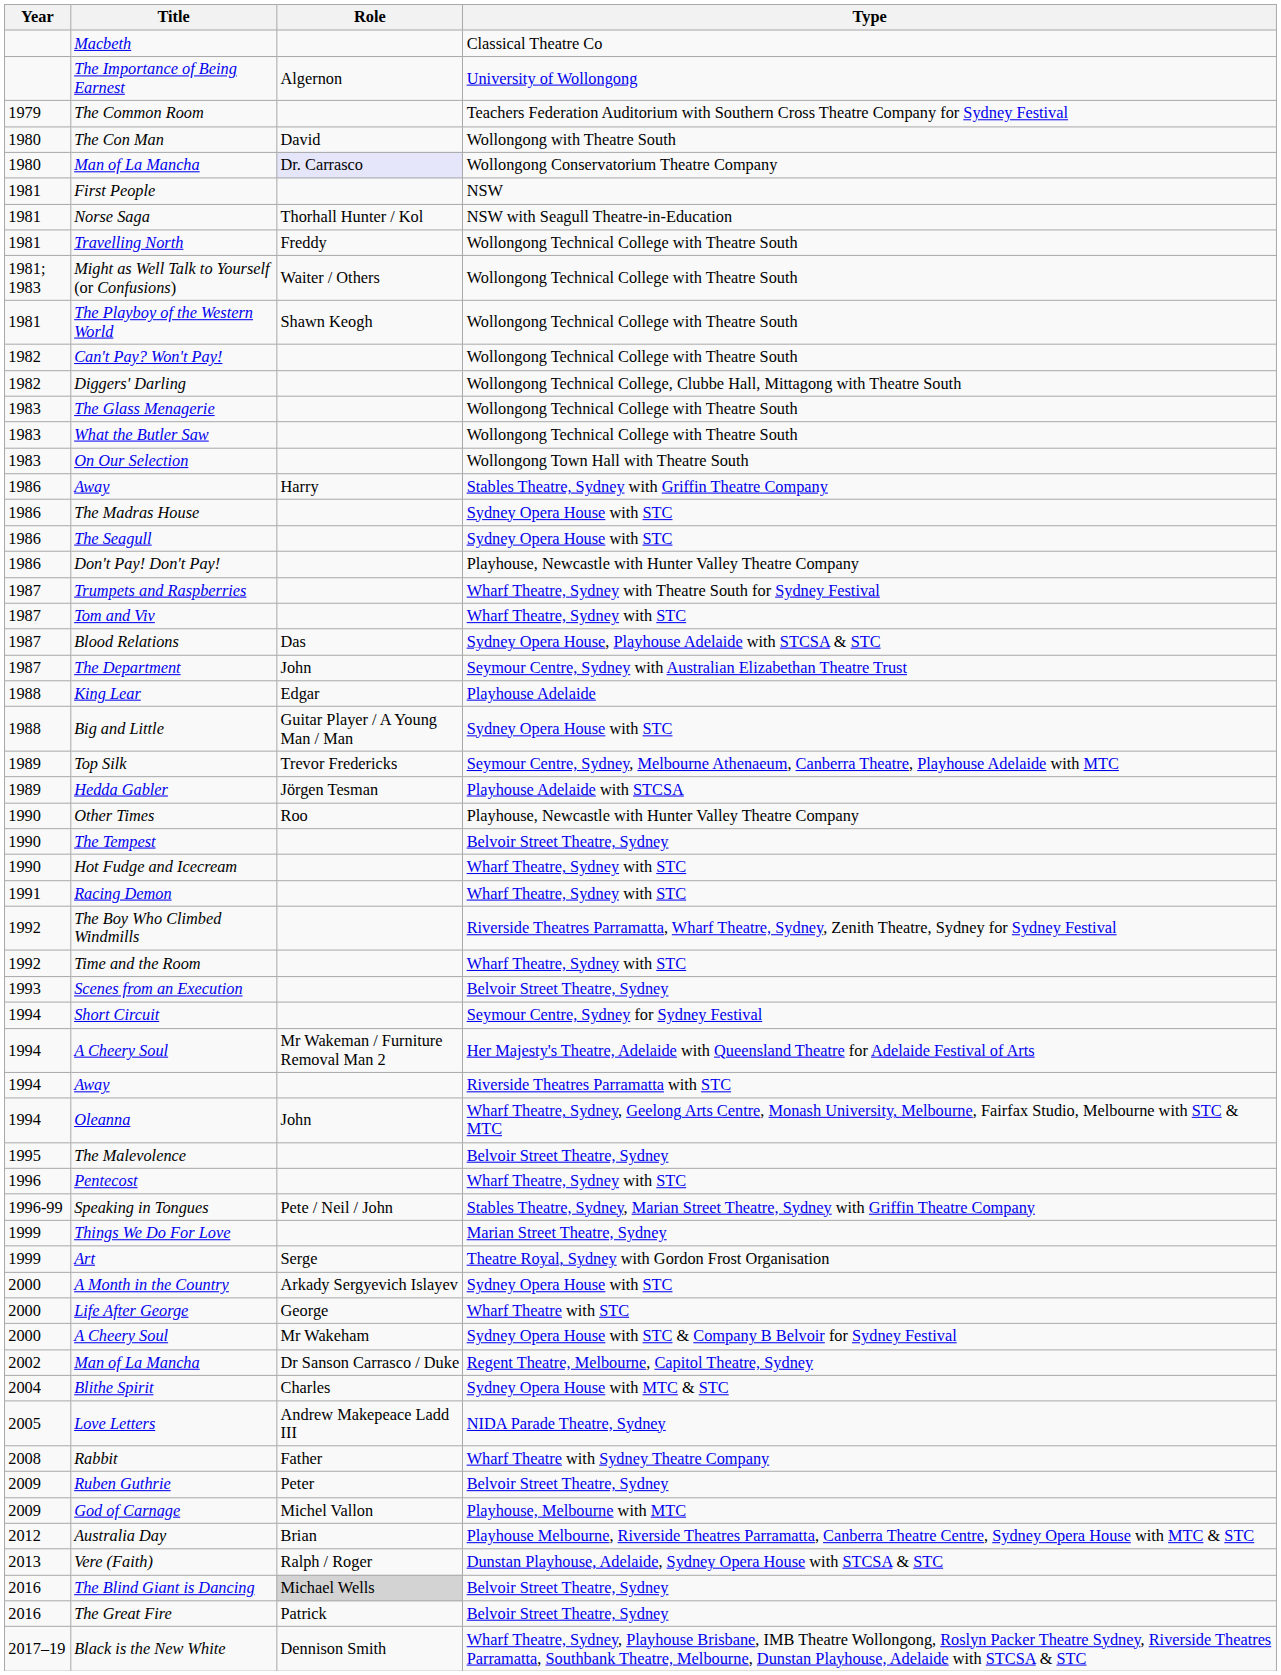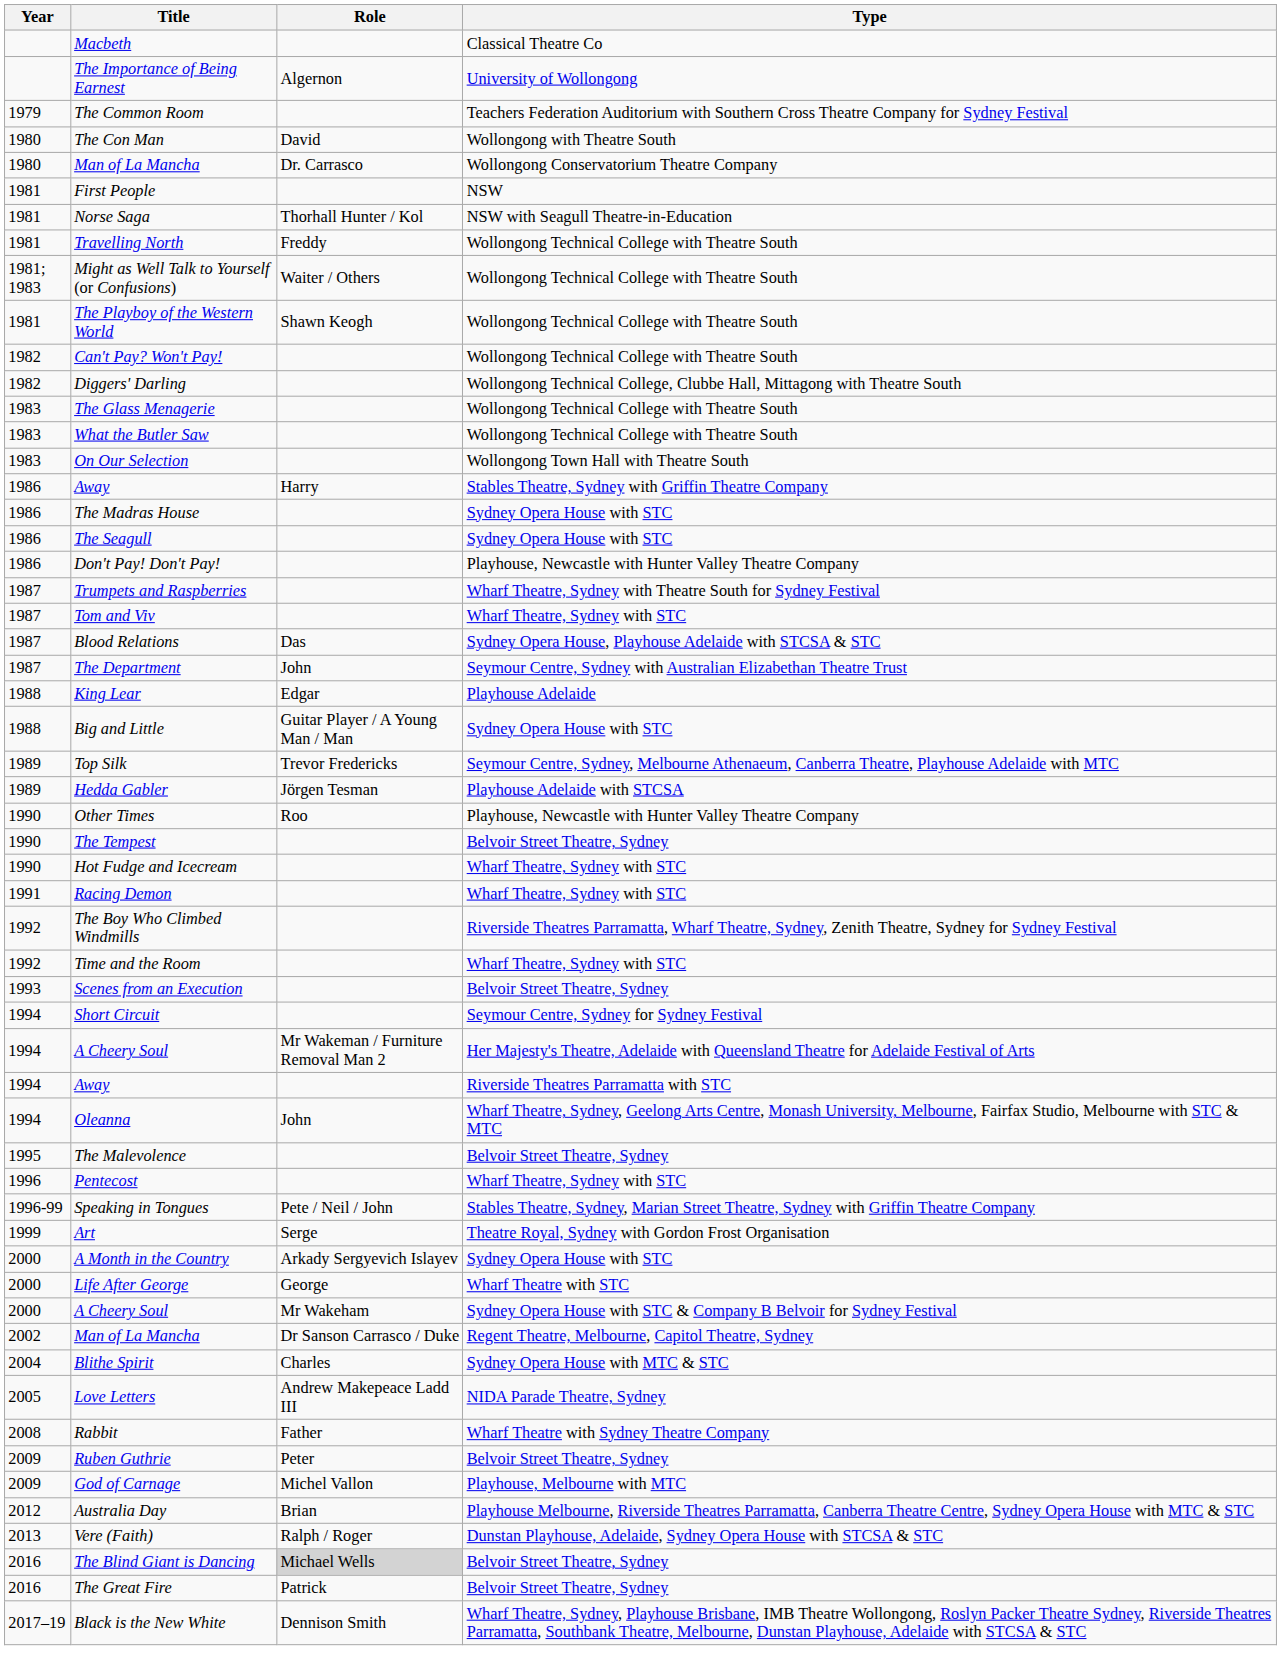(322, 165) lavender background -> (322, 165) no background
- row: (152, 1233)
